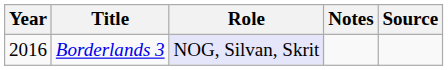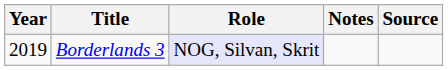(28, 49) 2016 -> (28, 49) 2019
